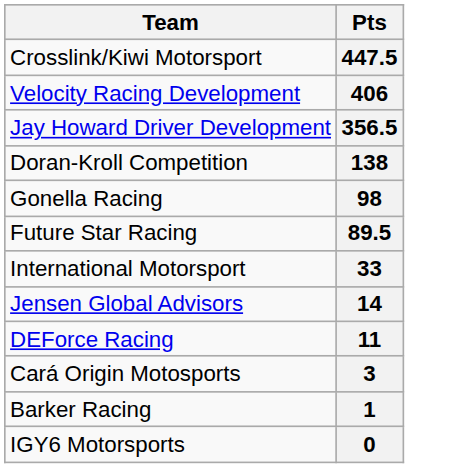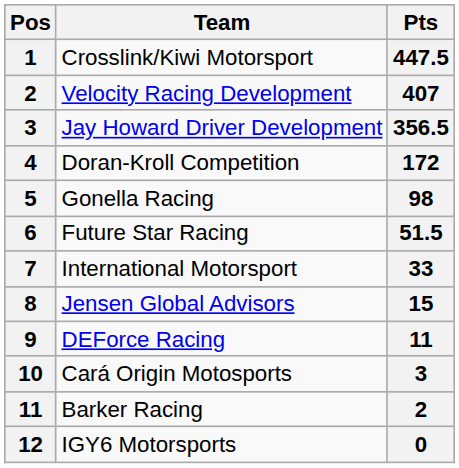+ column: (31, 22)
(369, 92) 406 -> (421, 92) 407
(369, 163) 138 -> (421, 163) 172
(369, 233) 89.5 -> (421, 233) 51.5
(369, 303) 14 -> (421, 303) 15
(369, 409) 1 -> (421, 409) 2
